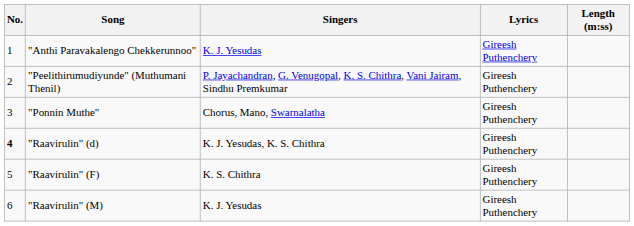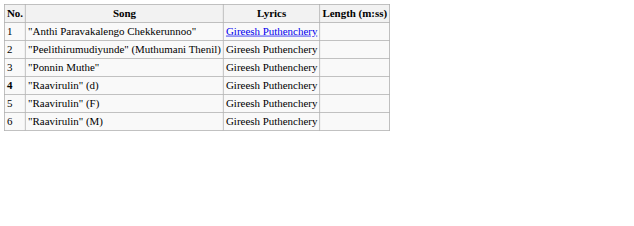- column: (340, 20)
